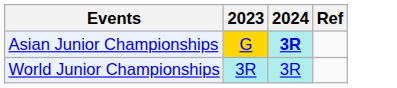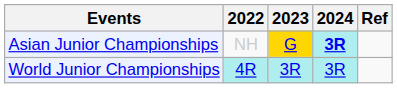+ column: (246, 18)
